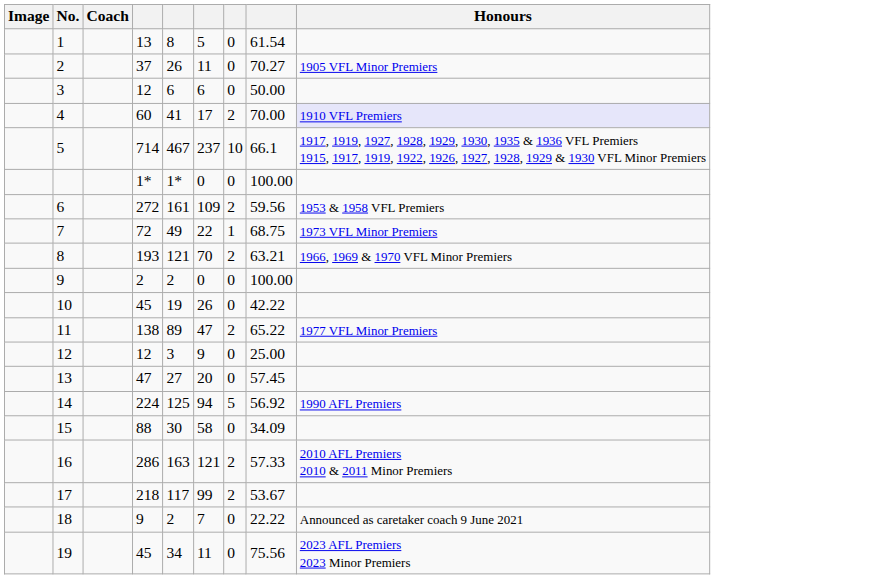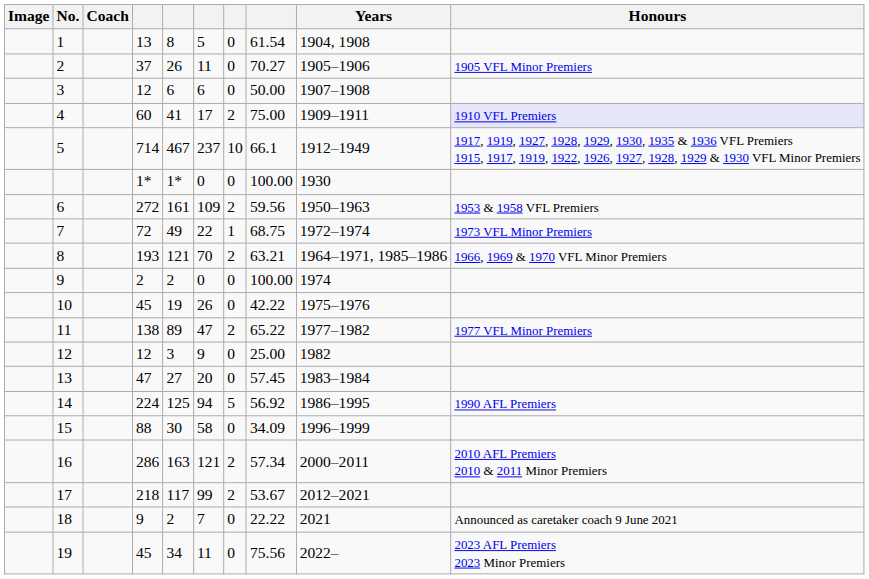+ column: (374, 16)
(267, 115) 70.00 -> (267, 115) 75.00
(267, 461) 57.33 -> (267, 461) 57.34
